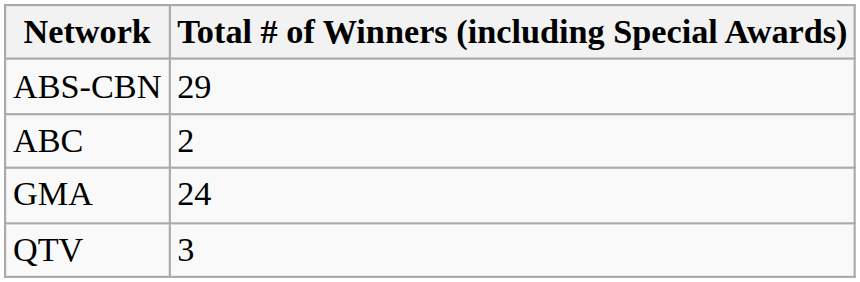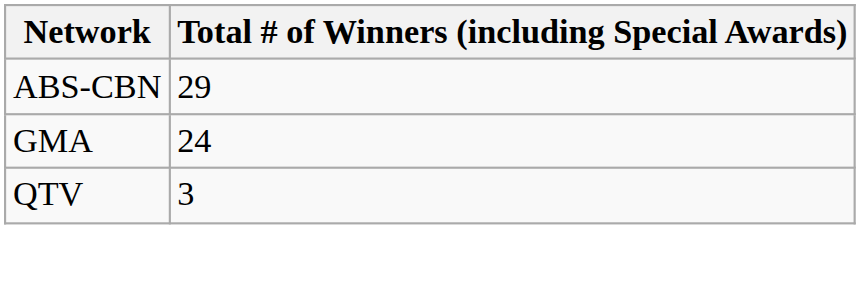- row: (48, 140)
